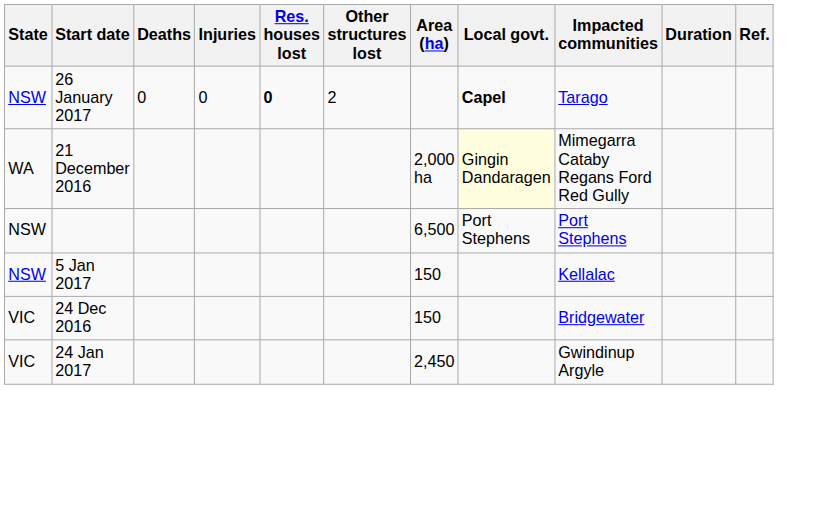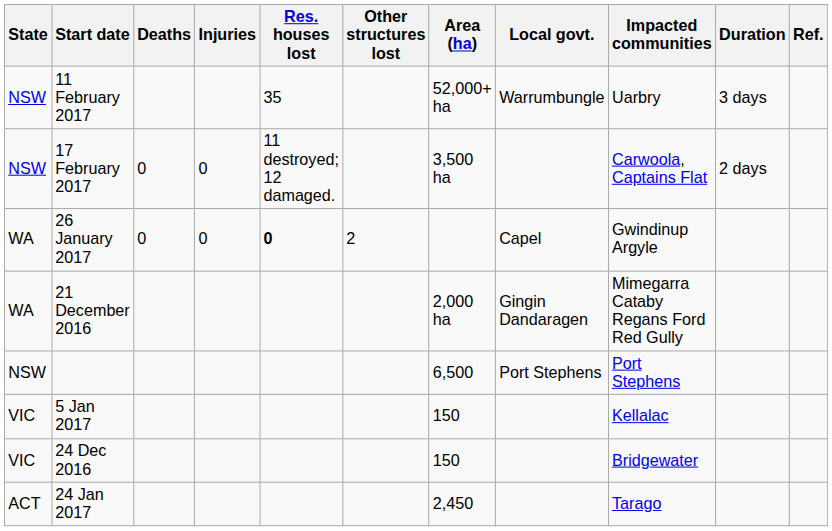+ row: (88, 97)
+ row: (88, 168)
(27, 97) NSW -> (21, 239) WA
(484, 97) bold -> (520, 239) normal
(583, 97) Tarago -> (650, 239) Gwindinup Argyle
(506, 168) lightyellow background -> (544, 310) no background
(27, 274) NSW -> (22, 416) VIC
(22, 361) VIC -> (24, 504) ACT
(596, 361) Gwindinup Argyle -> (637, 504) Tarago
